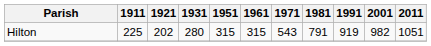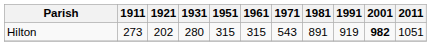(133, 31) 225 -> (133, 31) 273
(318, 31) 791 -> (318, 31) 891
(380, 31) normal -> (380, 31) bold
